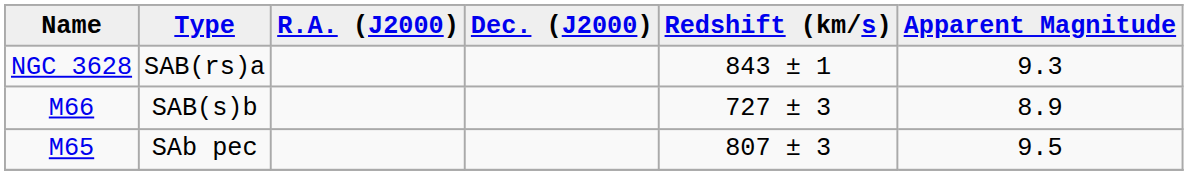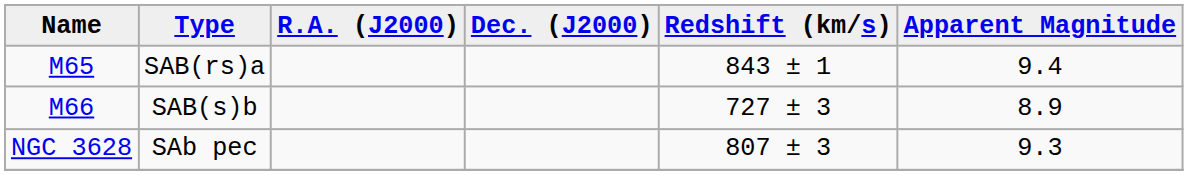(72, 67) NGC 3628 -> (72, 67) M65
(1040, 67) 9.3 -> (1040, 67) 9.4
(72, 149) M65 -> (72, 149) NGC 3628
(1040, 149) 9.5 -> (1040, 149) 9.3
